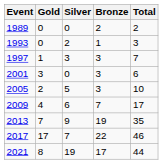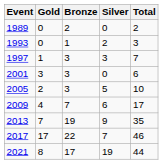columns swapped: (78, 12) <-> (112, 12)
